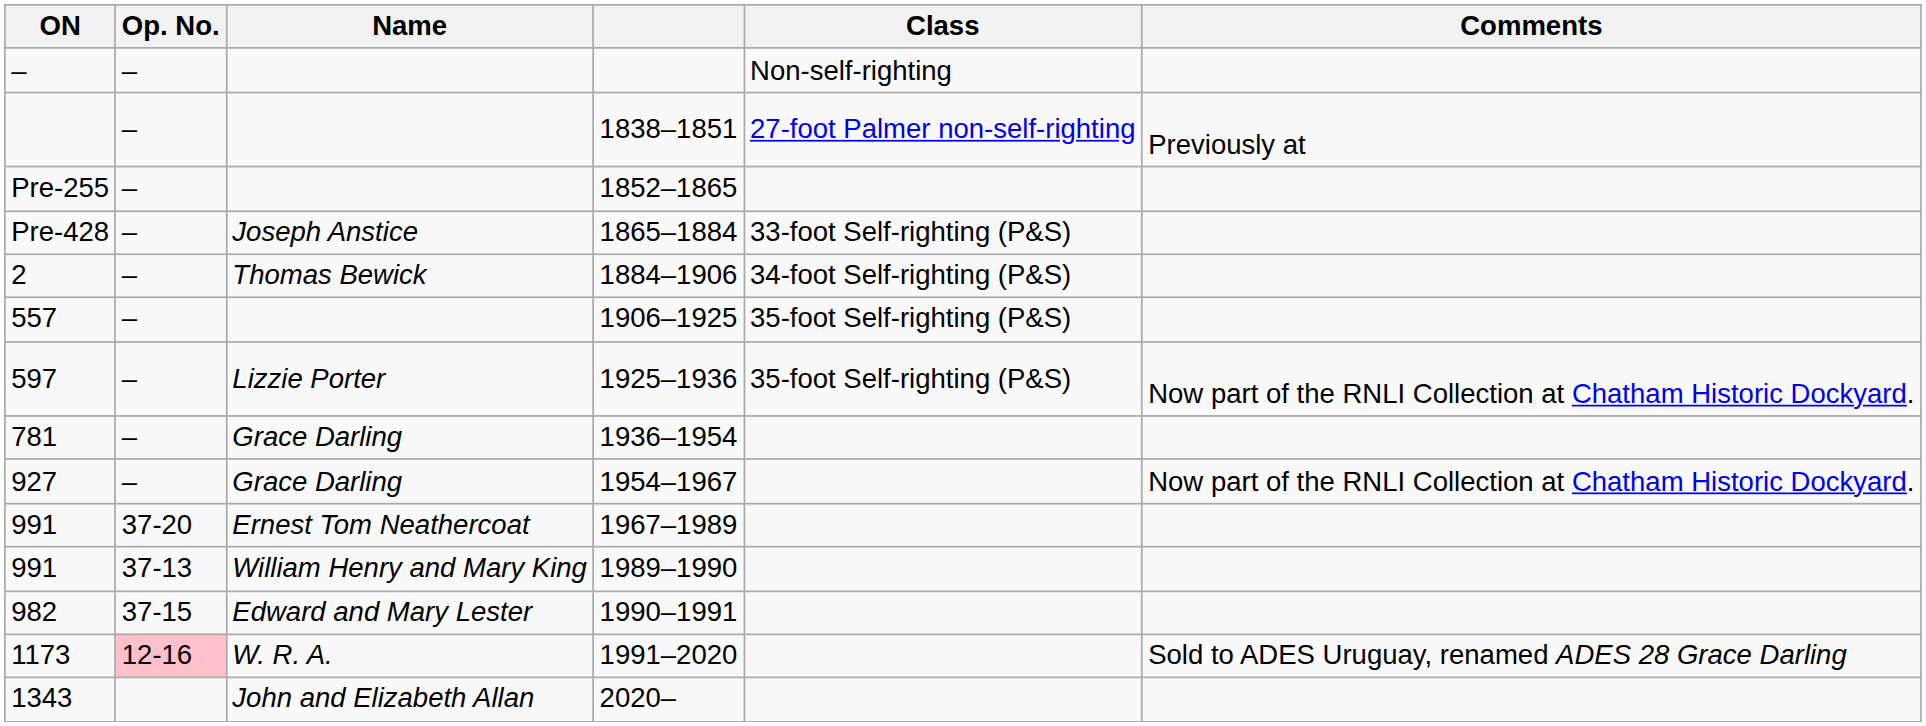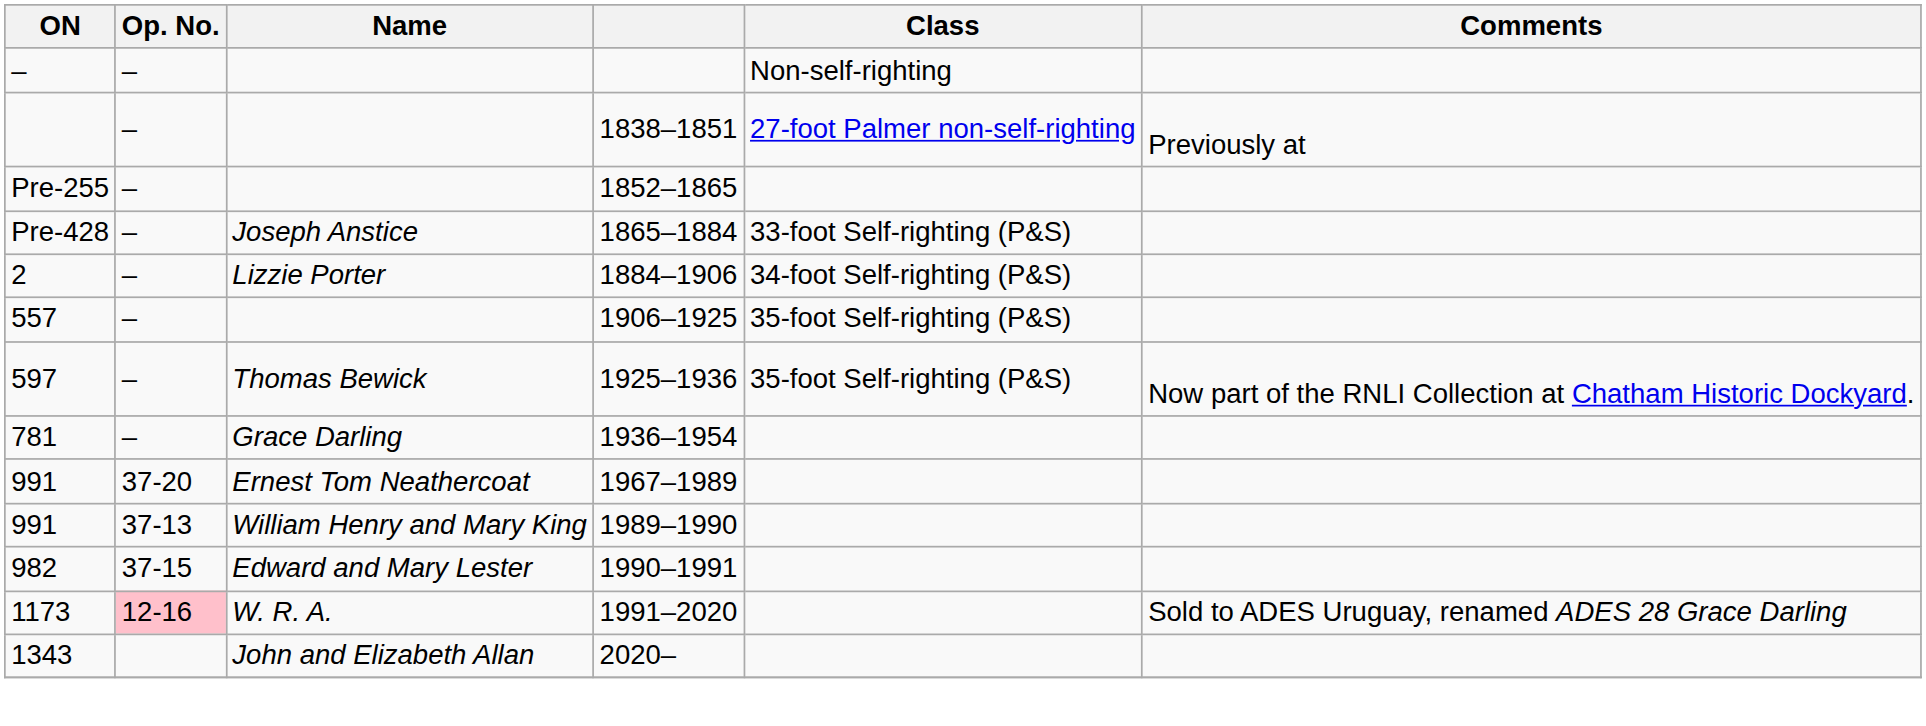(329, 275) Thomas Bewick -> (309, 275) Lizzie Porter
(309, 378) Lizzie Porter -> (329, 378) Thomas Bewick
- row: (34, 481)
